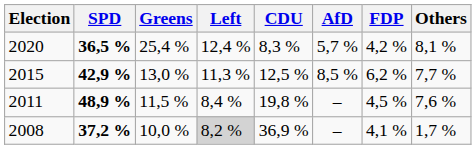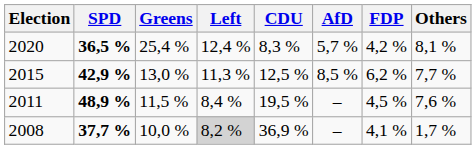(284, 102) 19,8 % -> (284, 102) 19,5 %
(105, 130) 37,2 % -> (105, 130) 37,7 %
